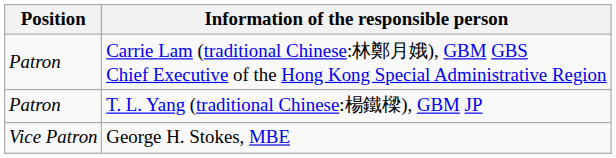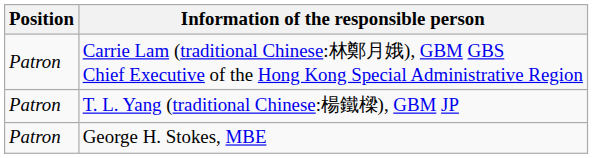(53, 137) Vice Patron -> (35, 137) Patron
